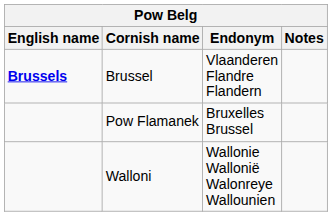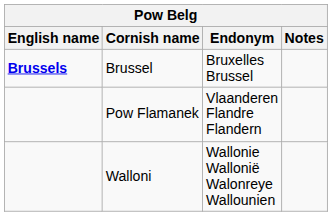(242, 76) Vlaanderen Flandre Flandern -> (235, 68) Bruxelles Brussel
(235, 122) Bruxelles Brussel -> (242, 114) Vlaanderen Flandre Flandern
